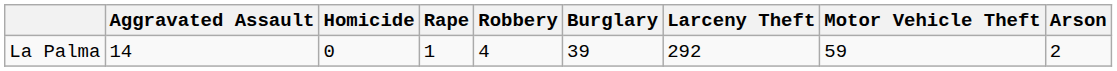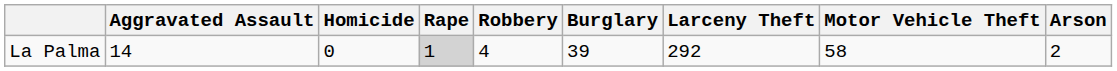(429, 51) no background -> (429, 51) lightgrey background
(836, 51) 59 -> (836, 51) 58
